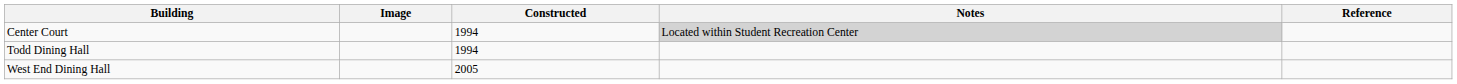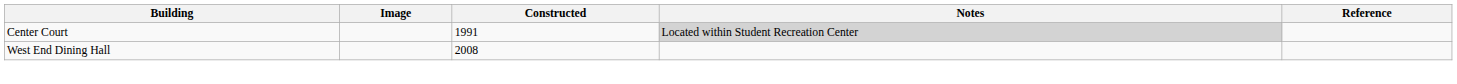(466, 32) 1994 -> (466, 32) 1991
- row: (48, 50)
(466, 69) 2005 -> (466, 50) 2008
